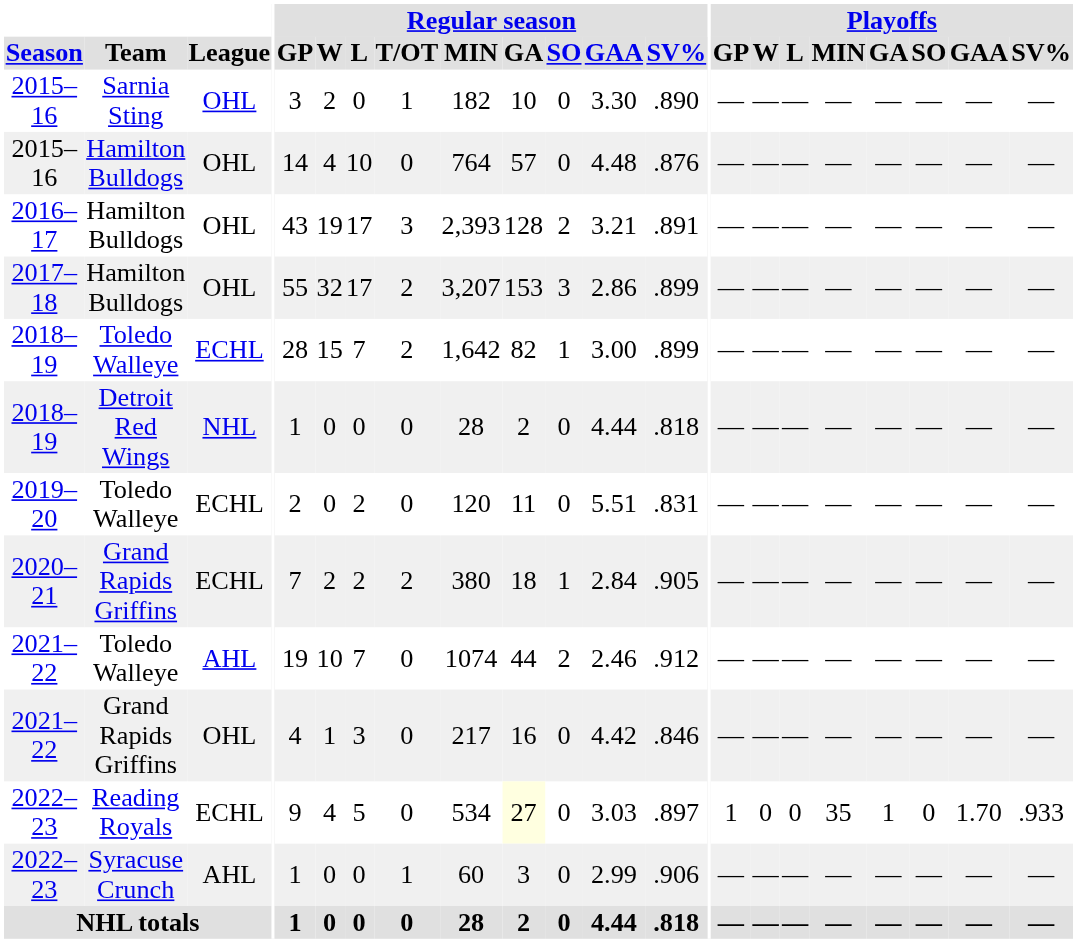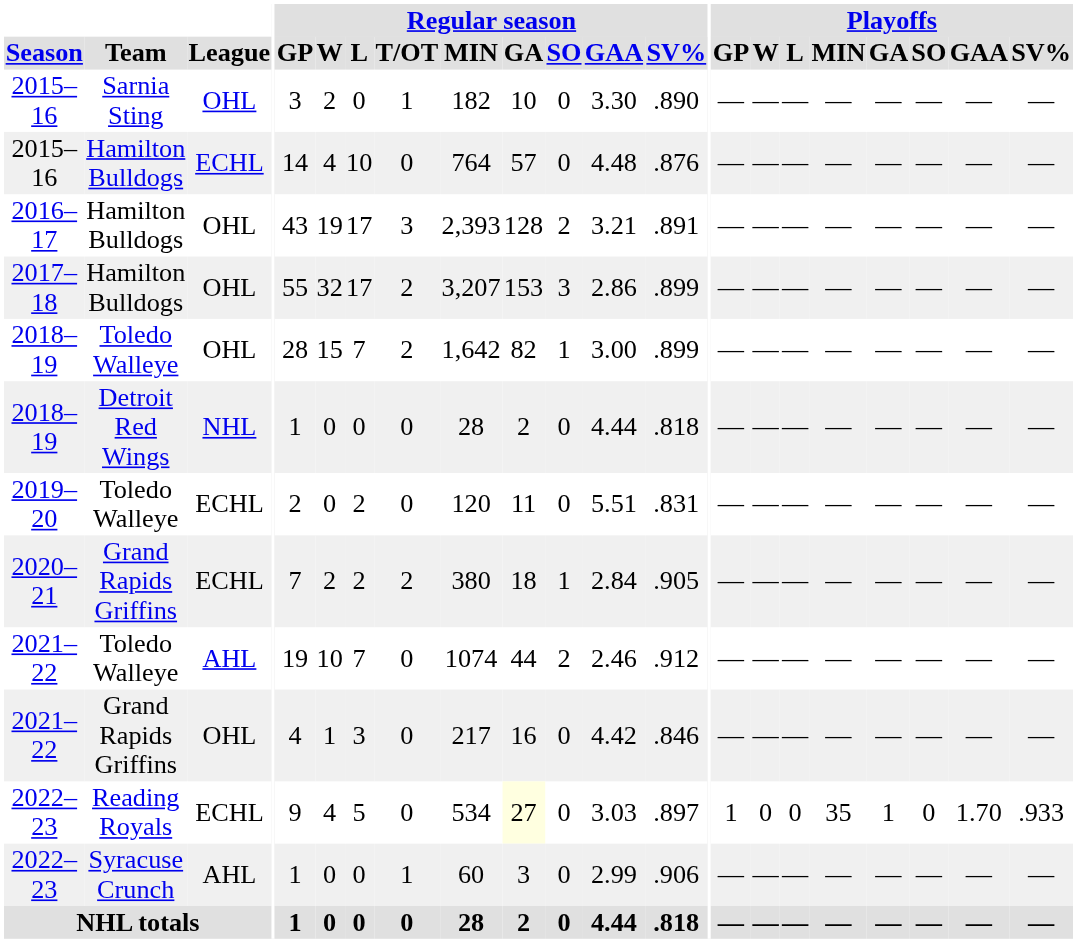(229, 162) OHL -> (229, 162) ECHL
(229, 349) ECHL -> (229, 349) OHL
